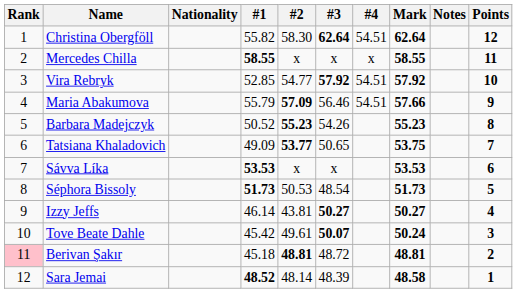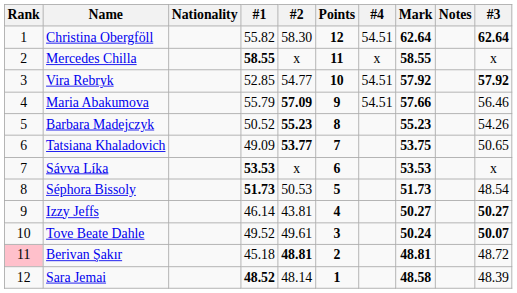columns swapped: (334, 15) <-> (491, 15)
(259, 233) 45.42 -> (259, 233) 49.52
